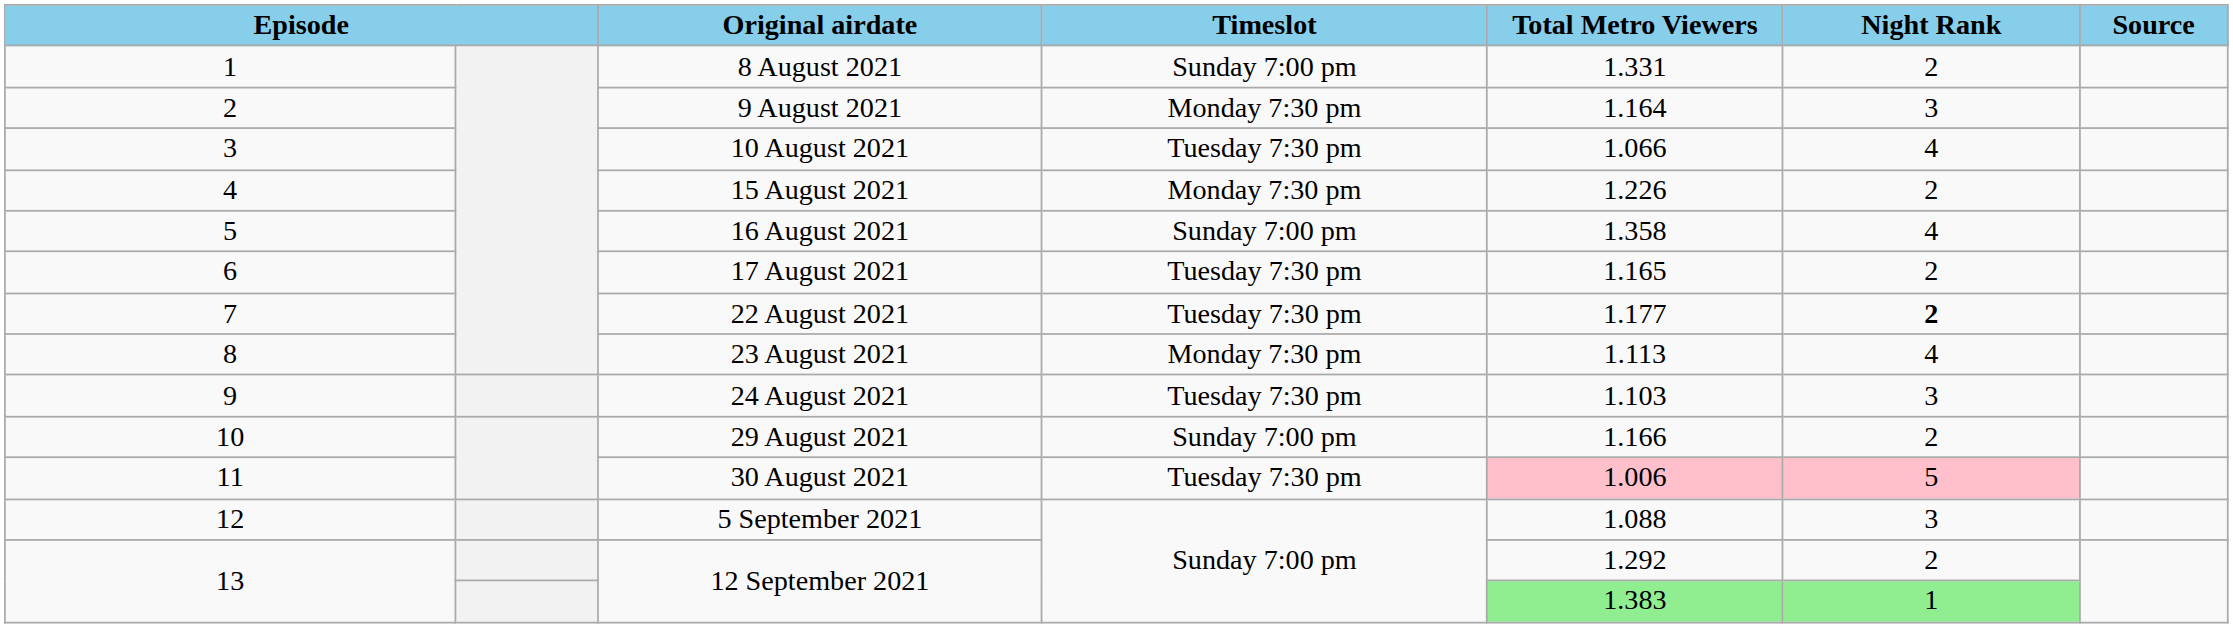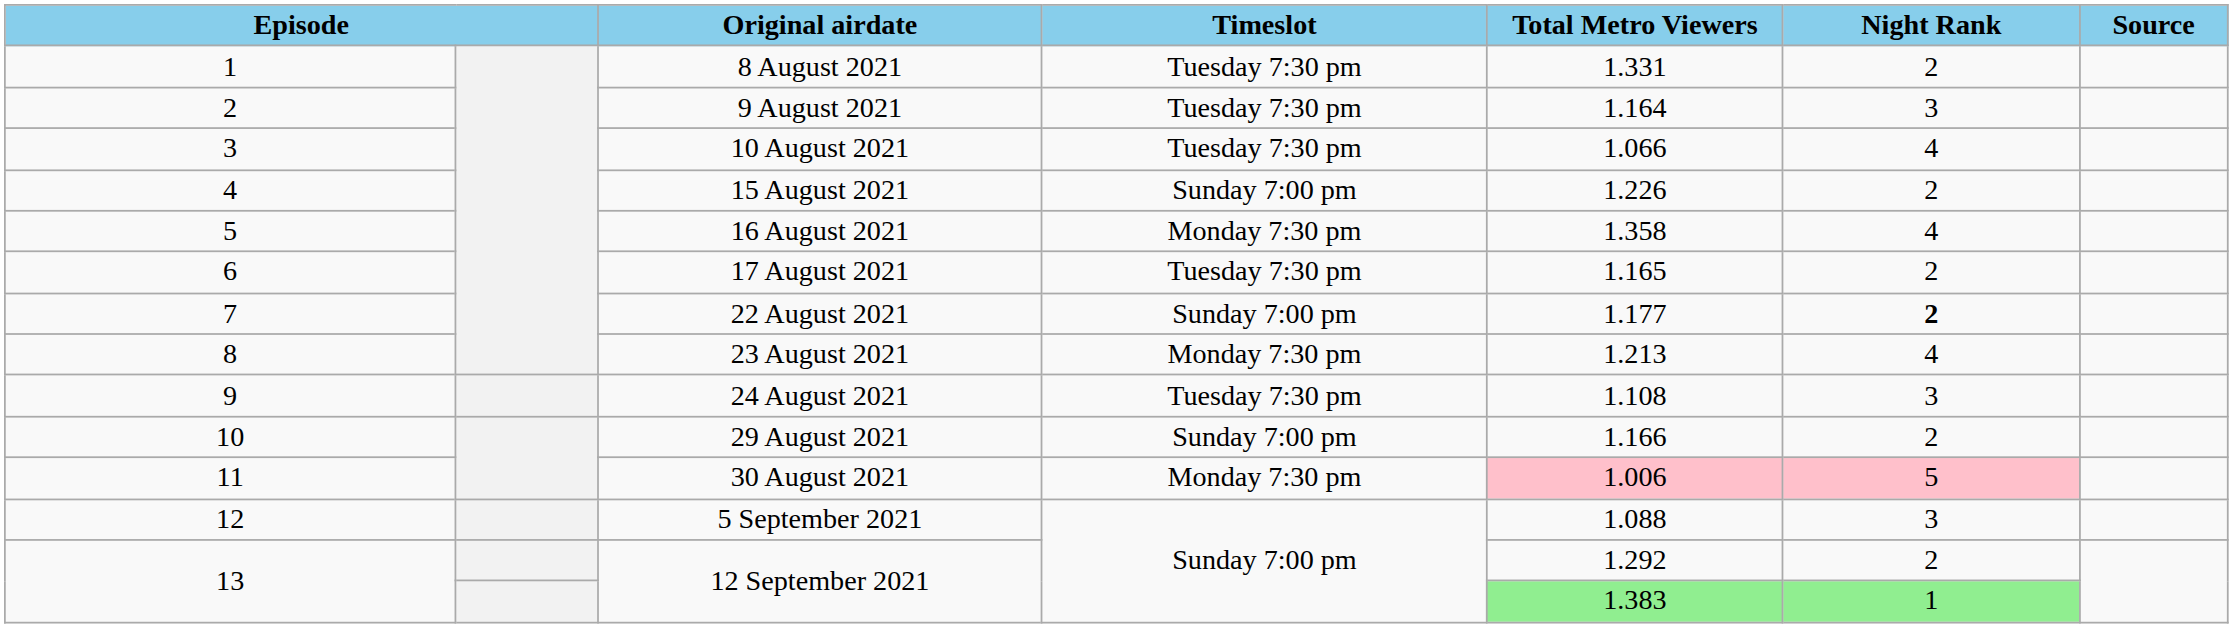(1264, 66) Sunday 7:00 pm -> (1264, 66) Tuesday 7:30 pm
(1264, 107) Monday 7:30 pm -> (1264, 107) Tuesday 7:30 pm
(1264, 189) Monday 7:30 pm -> (1264, 189) Sunday 7:00 pm
(1264, 230) Sunday 7:00 pm -> (1264, 230) Monday 7:30 pm
(1264, 313) Tuesday 7:30 pm -> (1264, 313) Sunday 7:00 pm
(1635, 354) 1.113 -> (1635, 354) 1.213
(1635, 395) 1.103 -> (1635, 395) 1.108
(1264, 477) Tuesday 7:30 pm -> (1264, 477) Monday 7:30 pm
